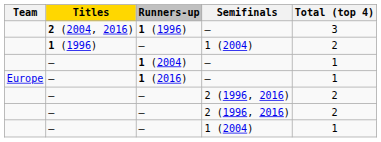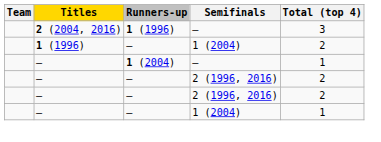- row: (51, 79)
